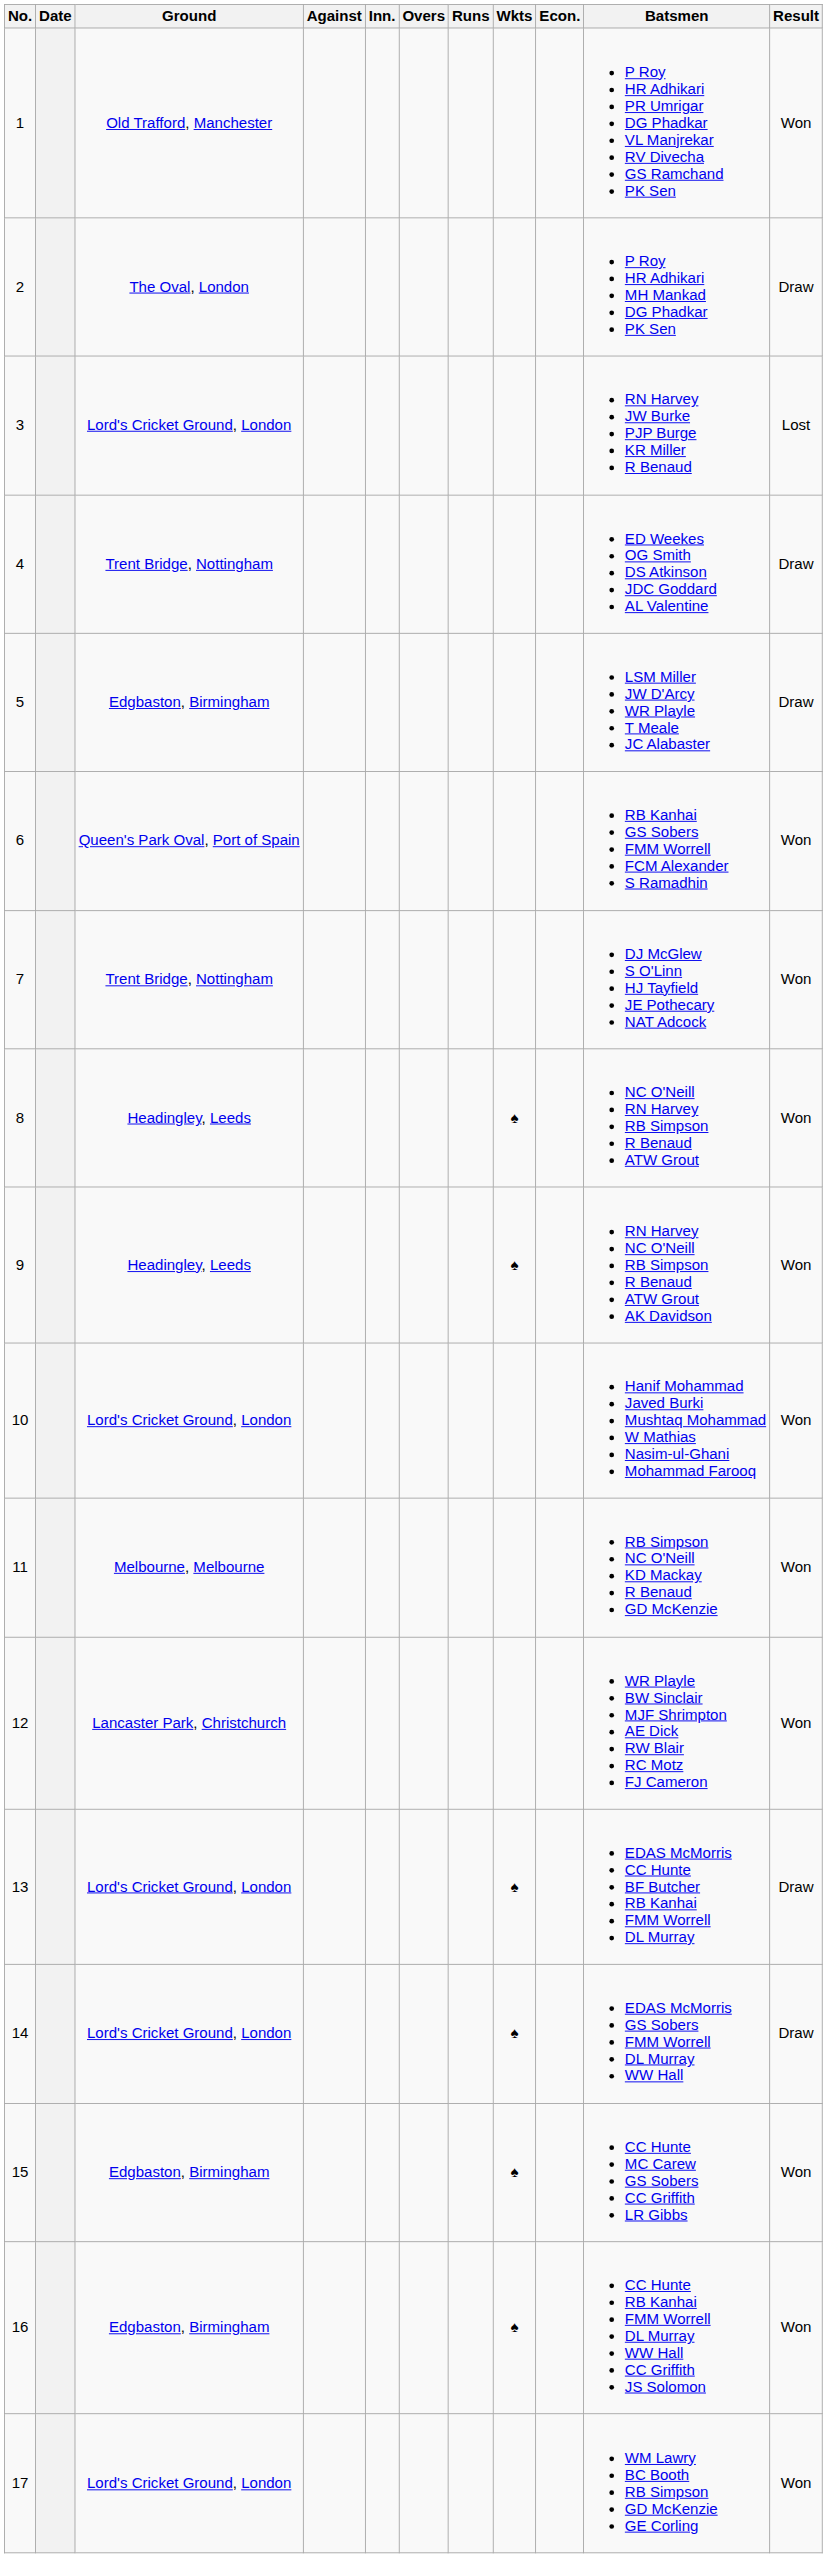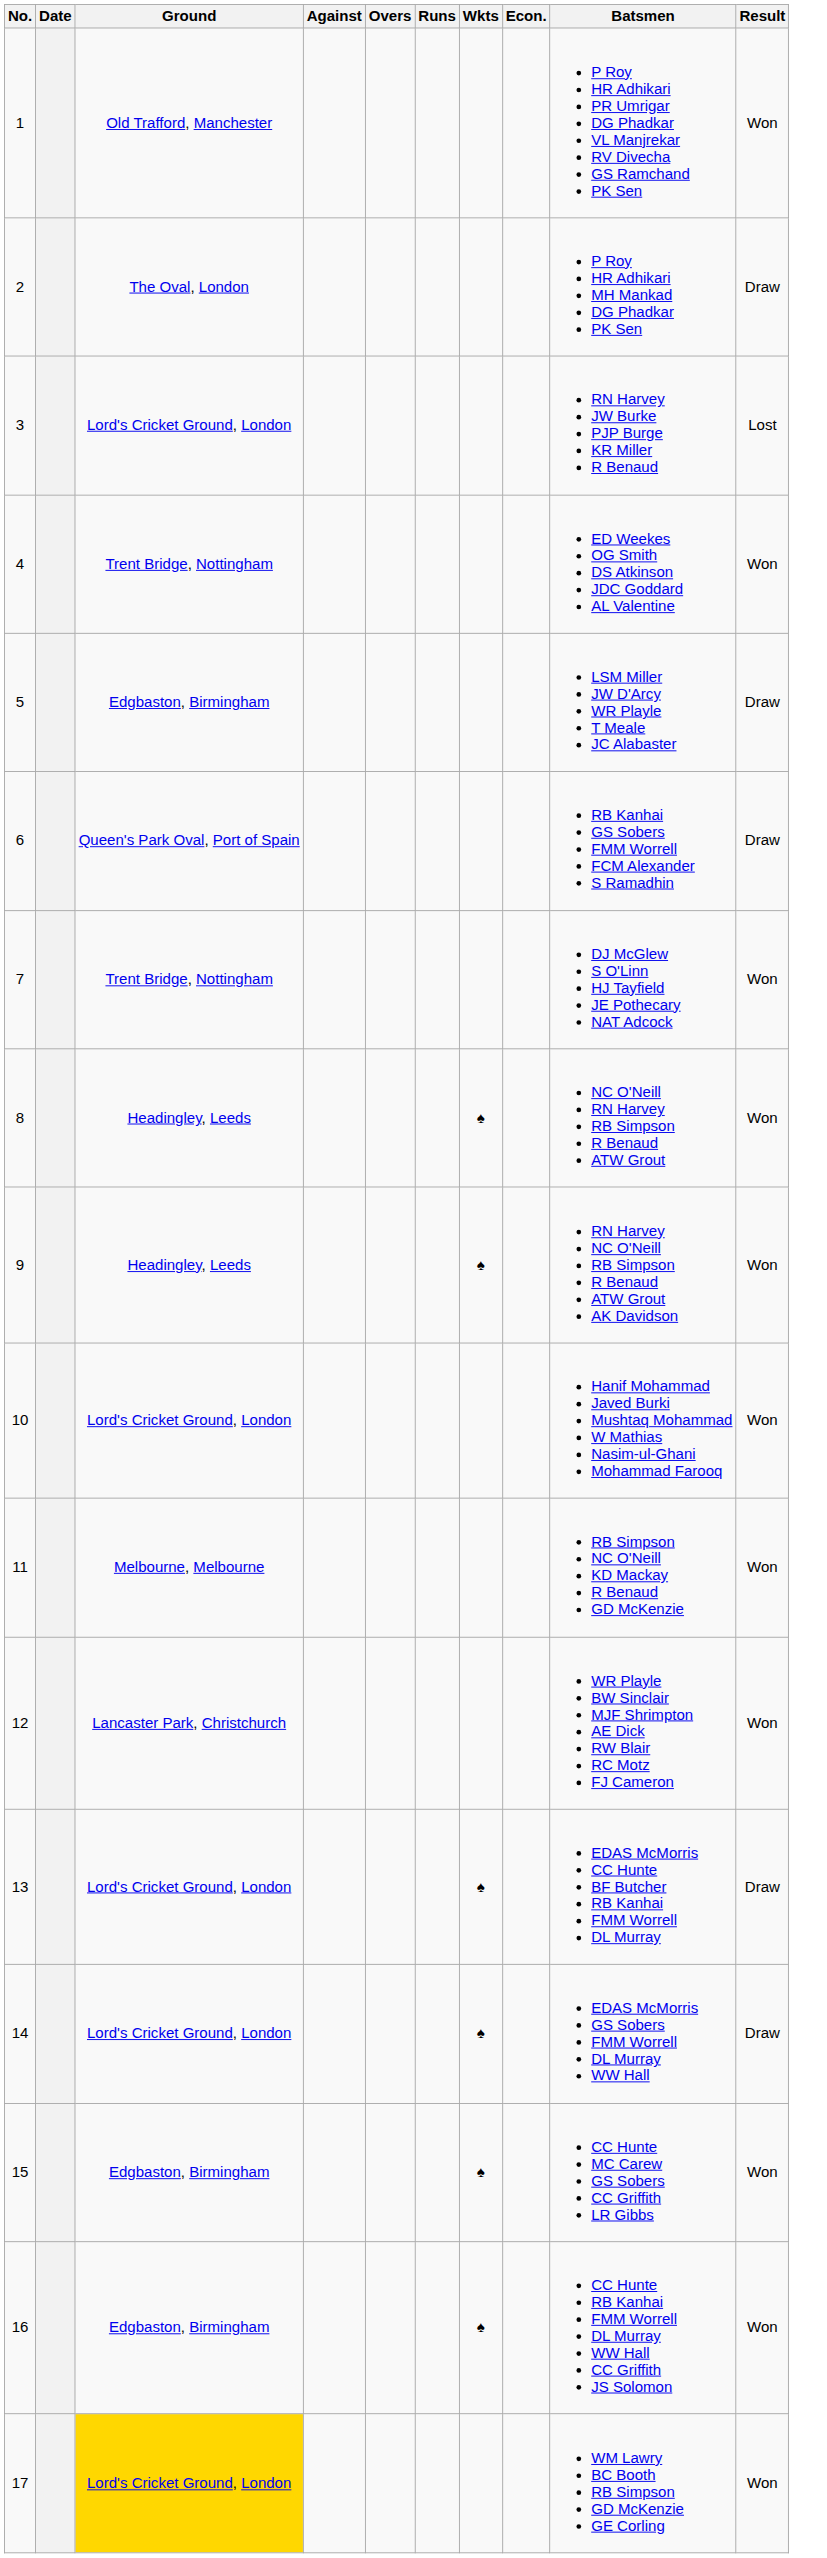- column: (382, 16)
(796, 563) Draw -> (762, 563) Won
(796, 841) Won -> (762, 841) Draw
(189, 2483) no background -> (189, 2483) gold background
